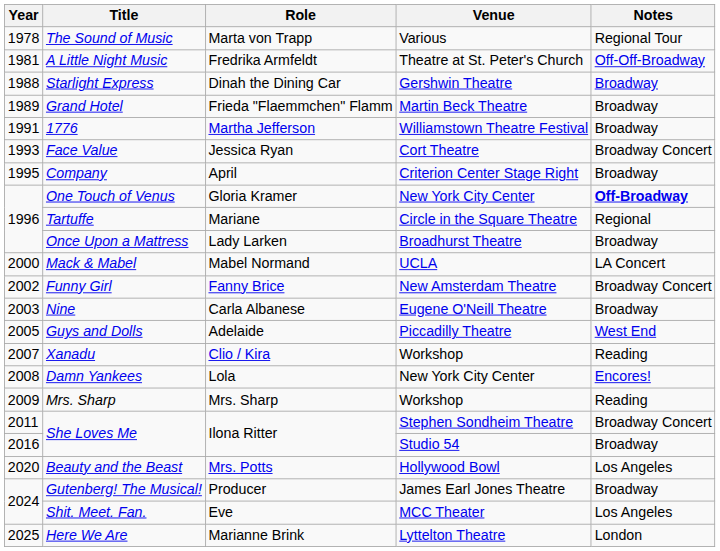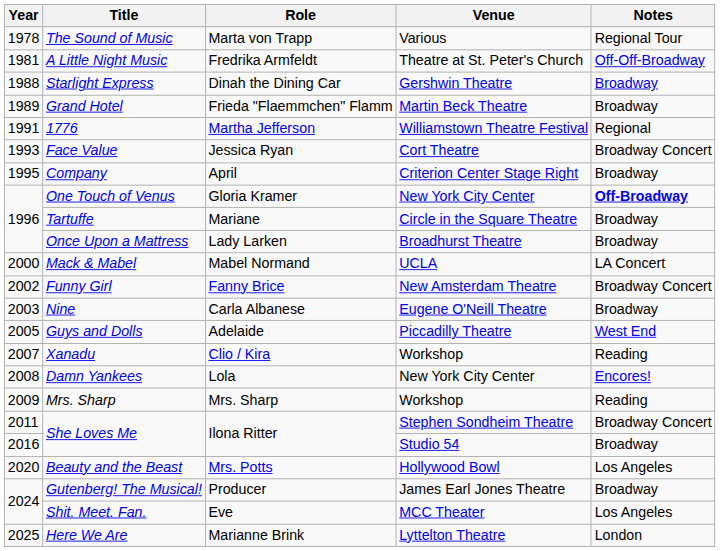(626, 128) Broadway -> (623, 128) Regional
(623, 219) Regional -> (626, 219) Broadway
